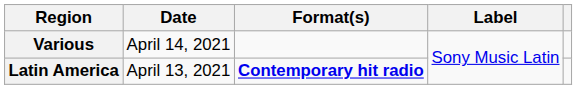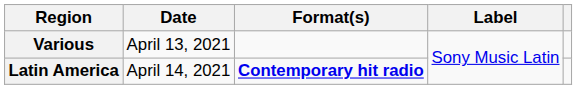(178, 44) April 14, 2021 -> (178, 44) April 13, 2021
(178, 71) April 13, 2021 -> (178, 71) April 14, 2021
